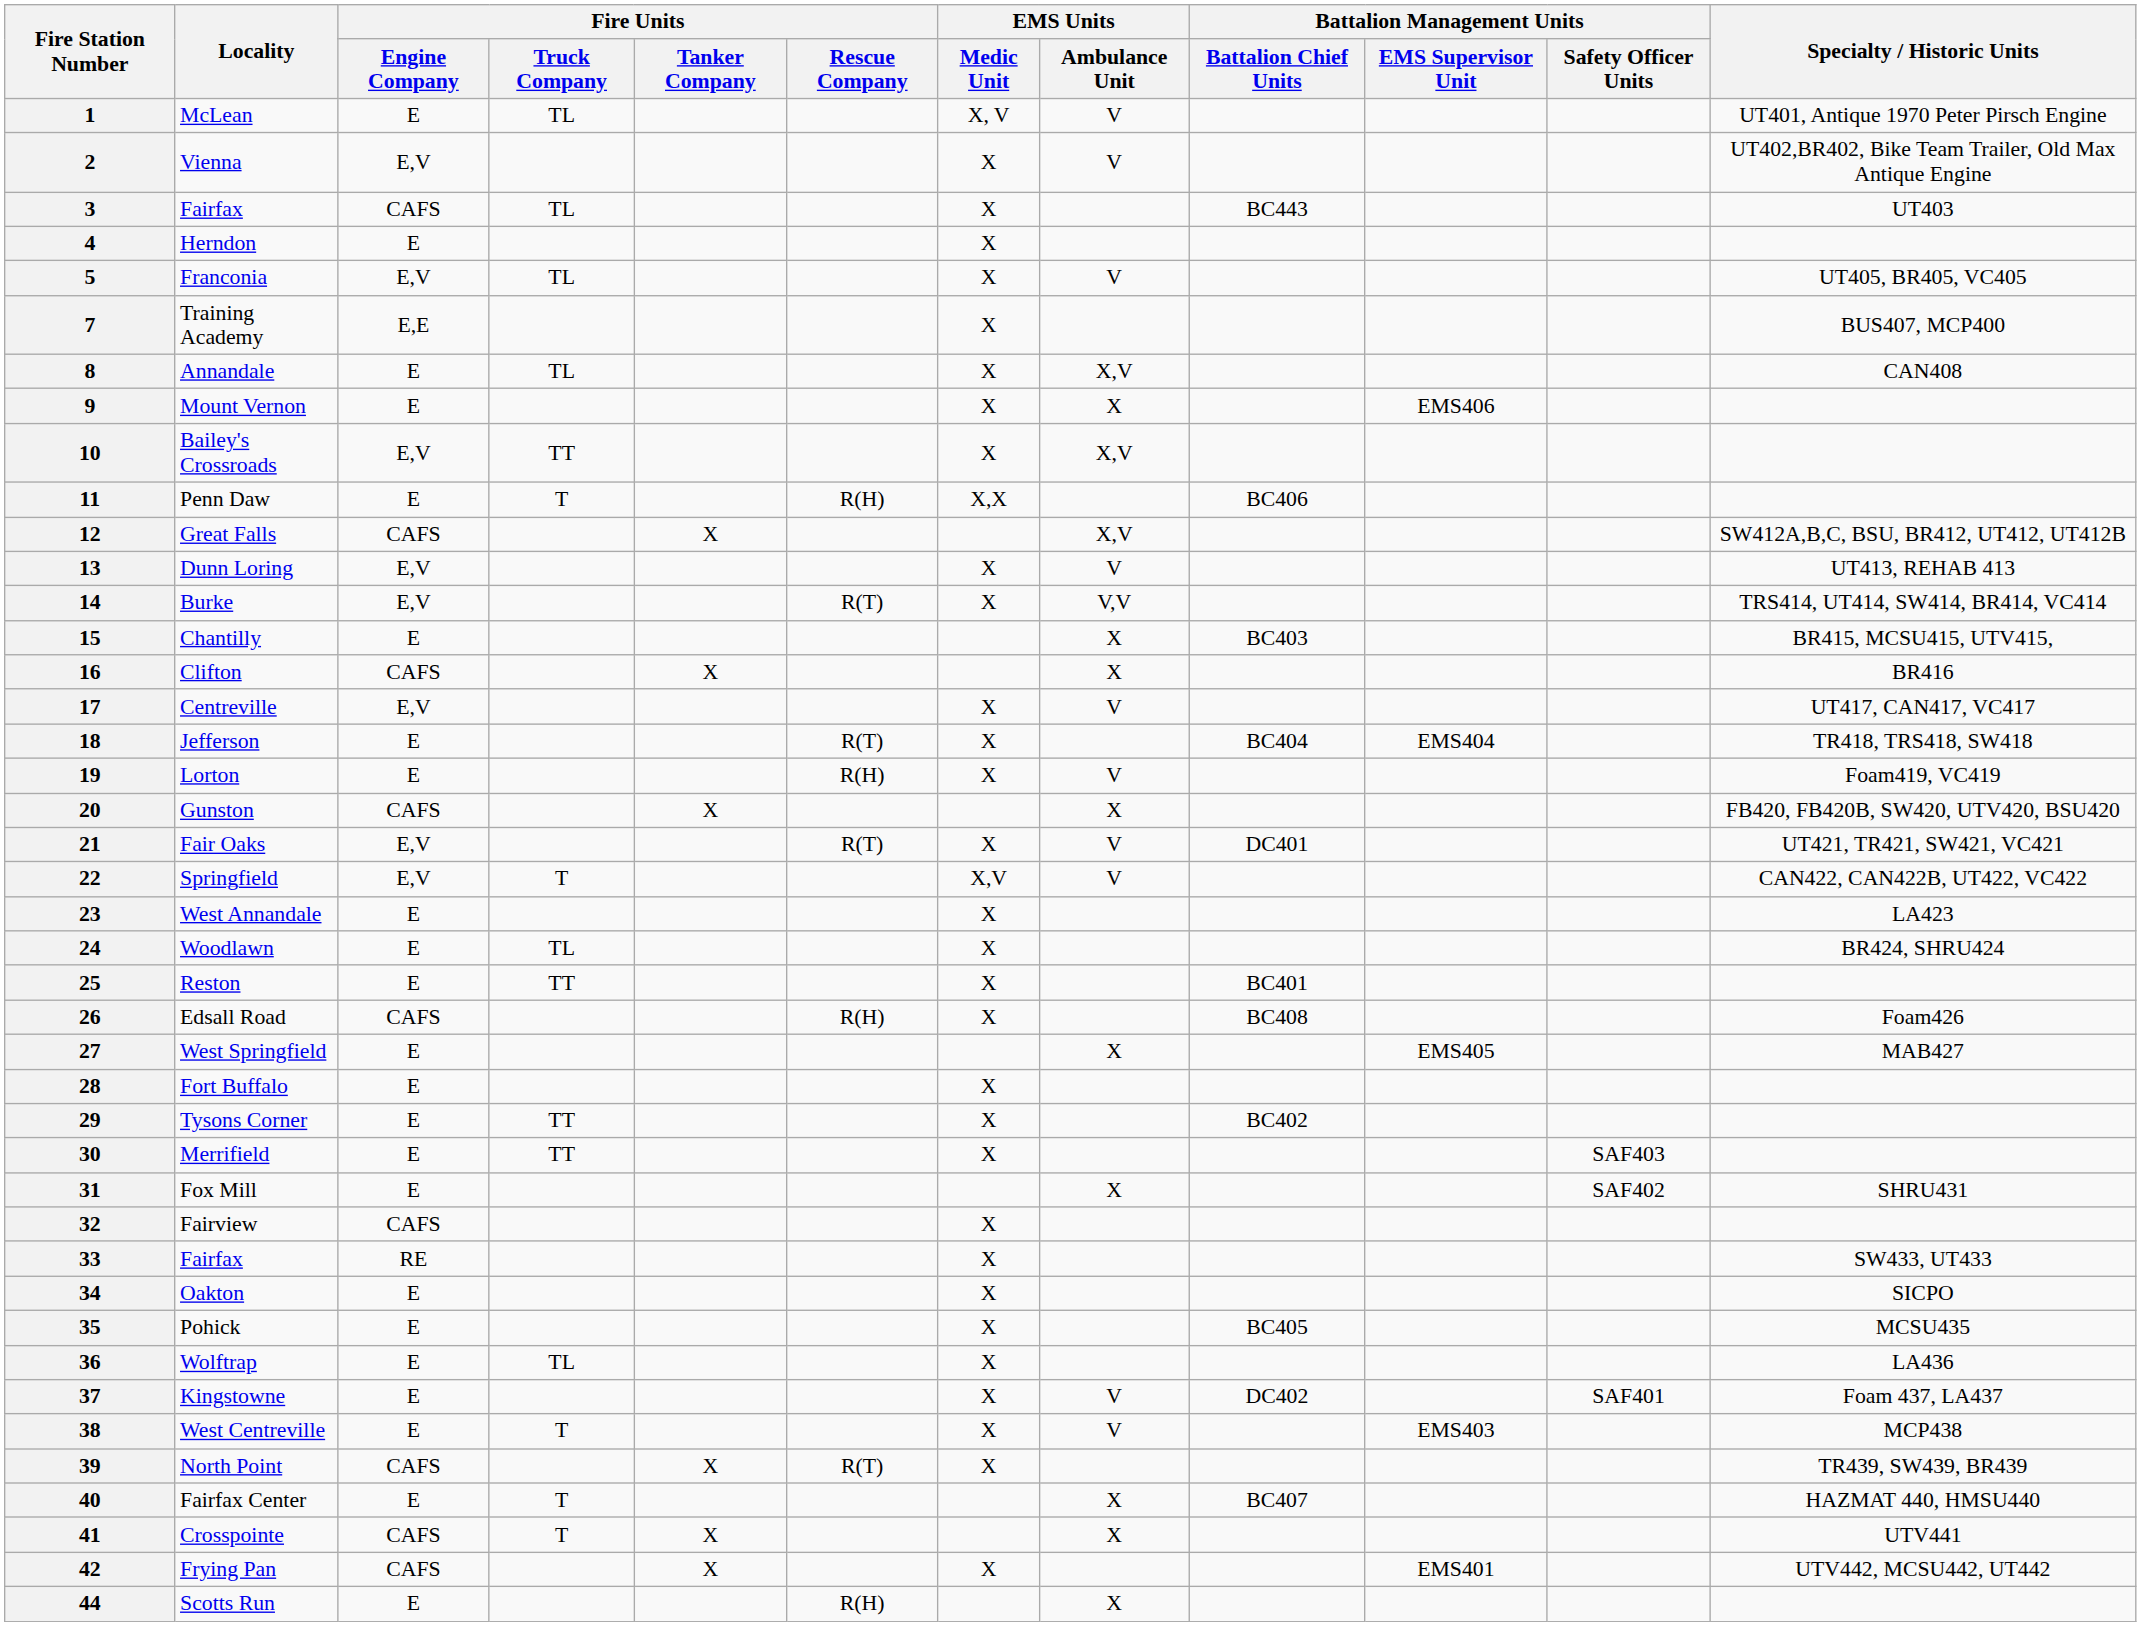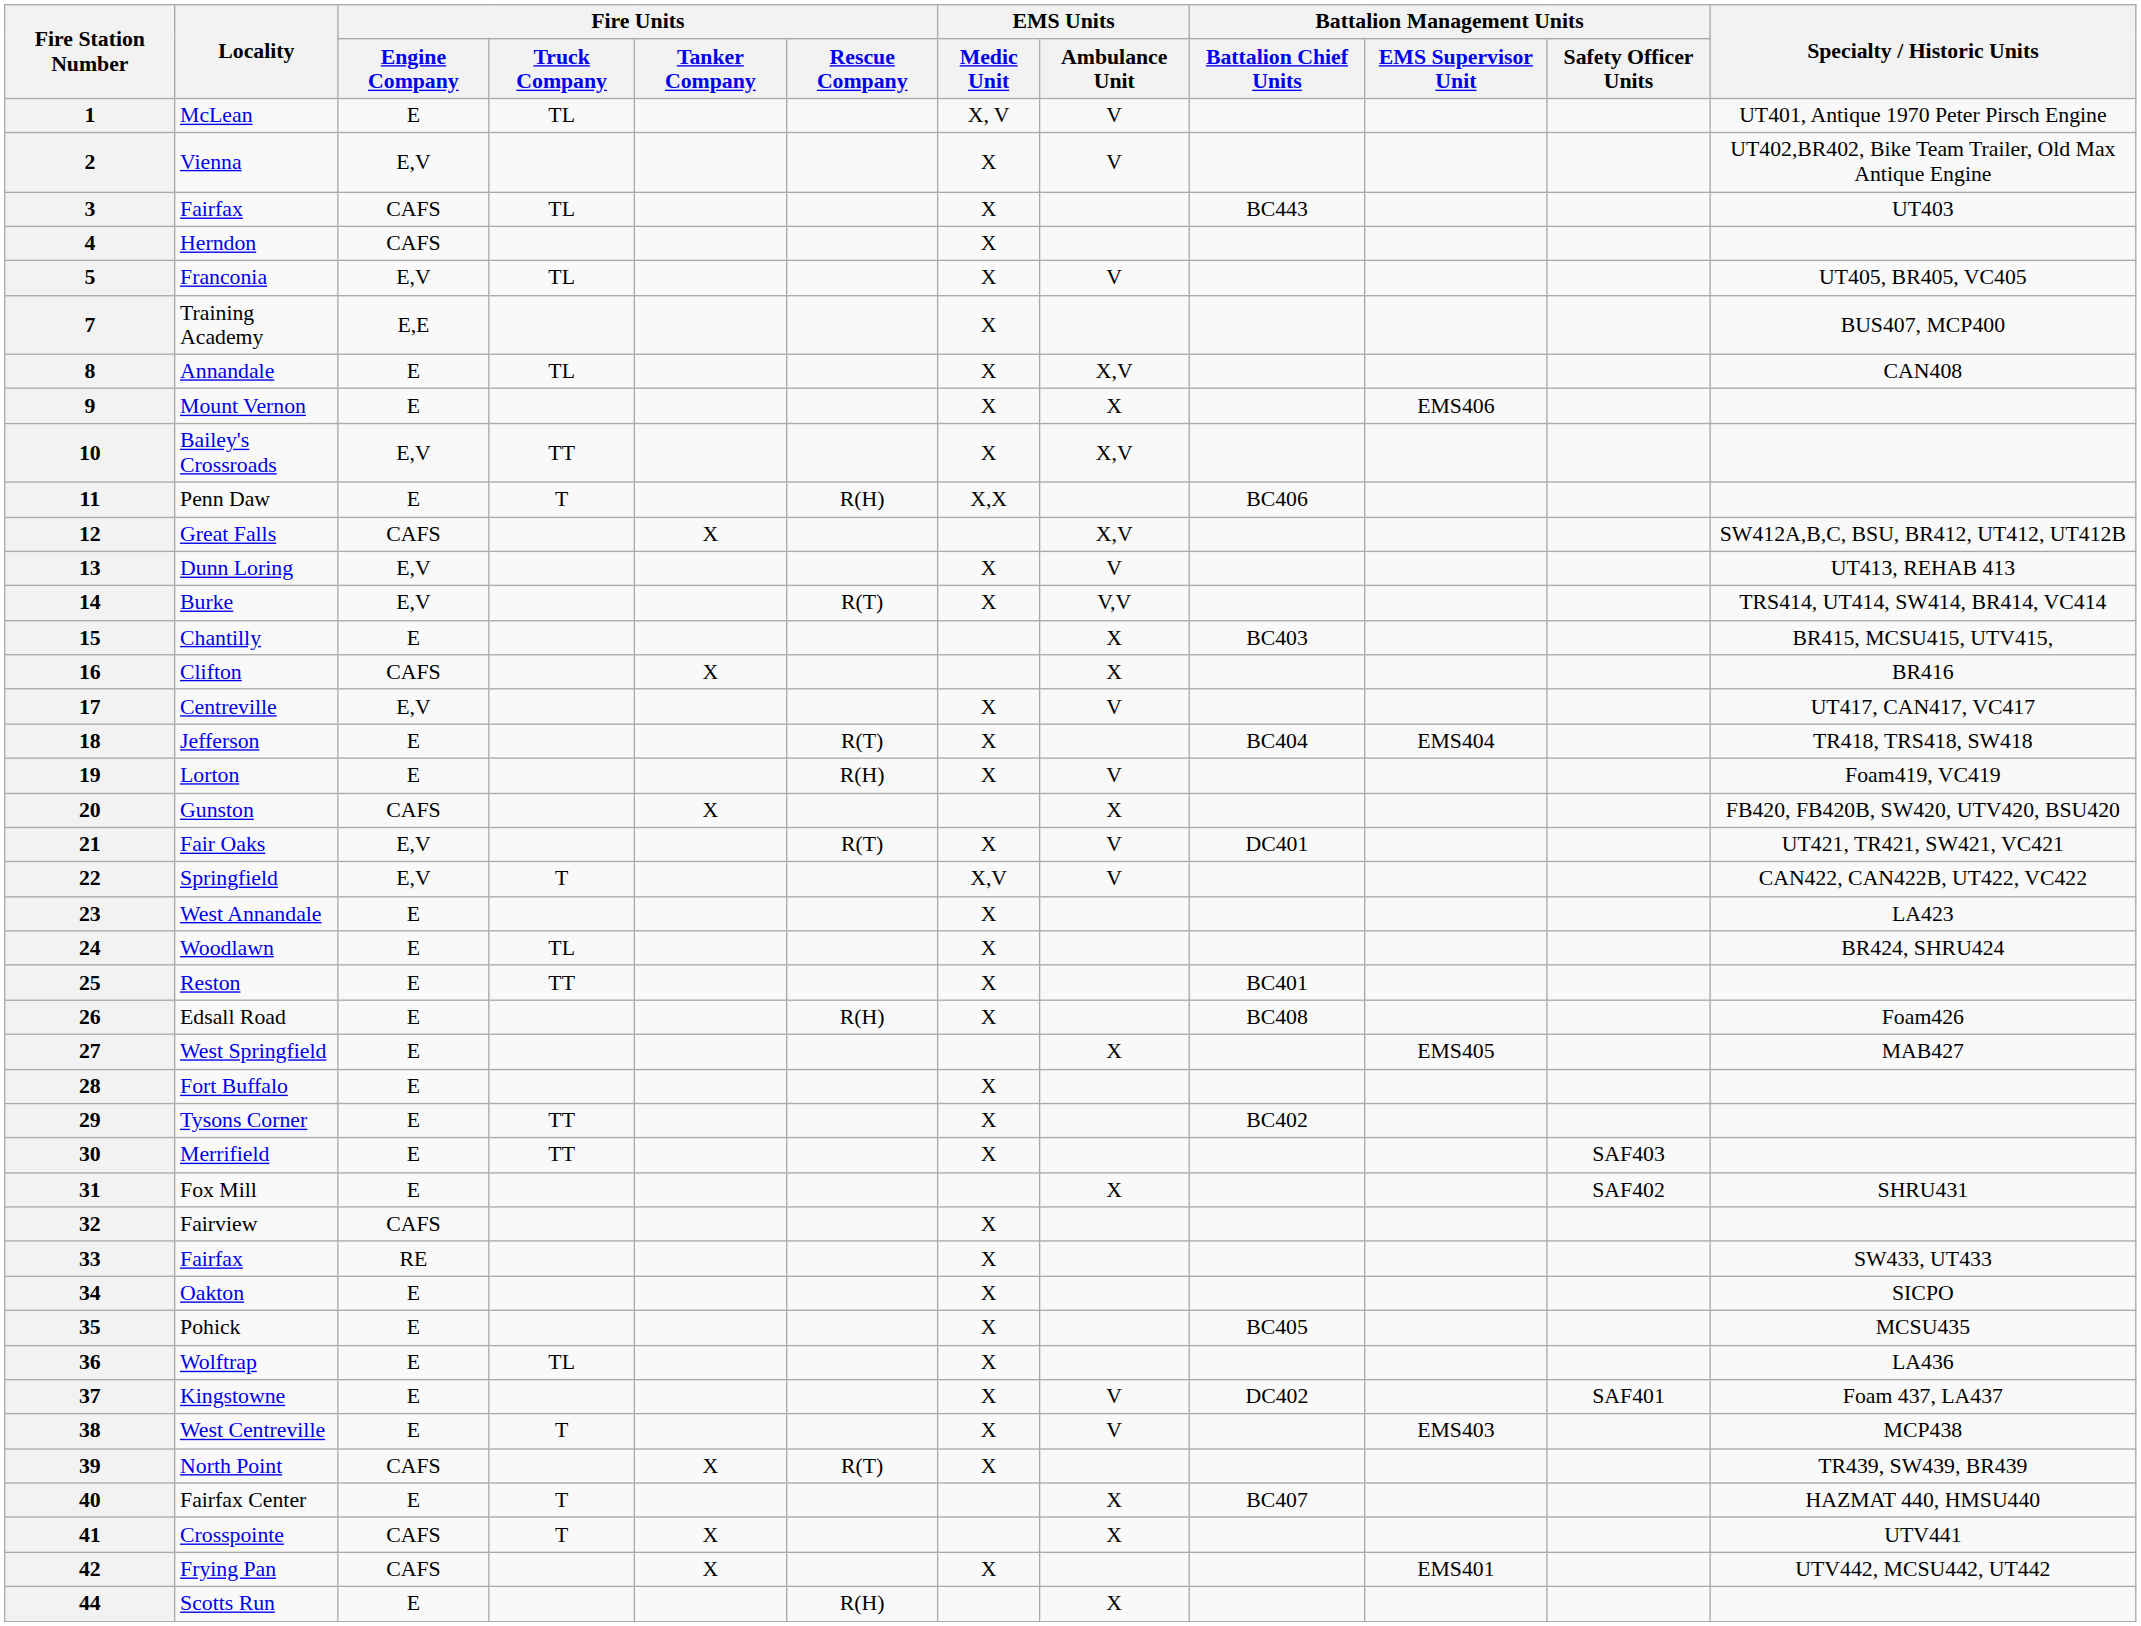(413, 243) E -> (413, 243) CAFS
(413, 1016) CAFS -> (413, 1016) E
